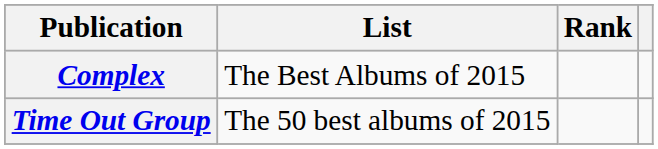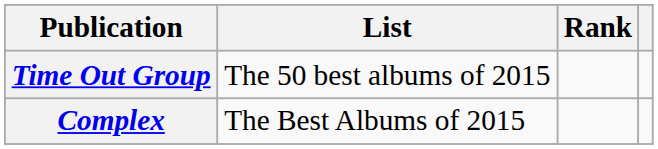rows swapped: (111, 74) <-> (111, 120)
